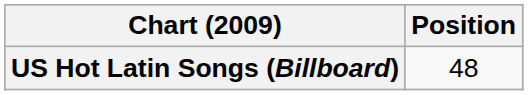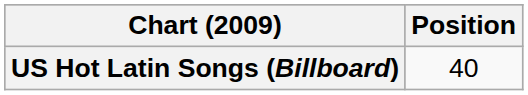(464, 67) 48 -> (464, 67) 40
